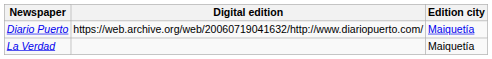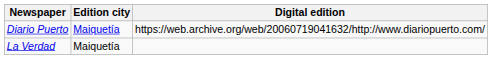columns swapped: (456, 12) <-> (248, 12)
